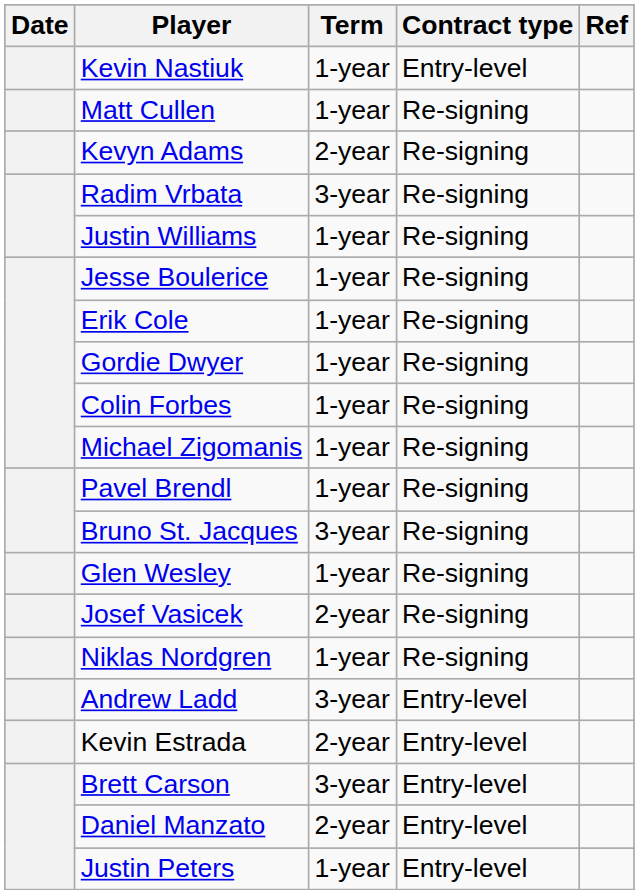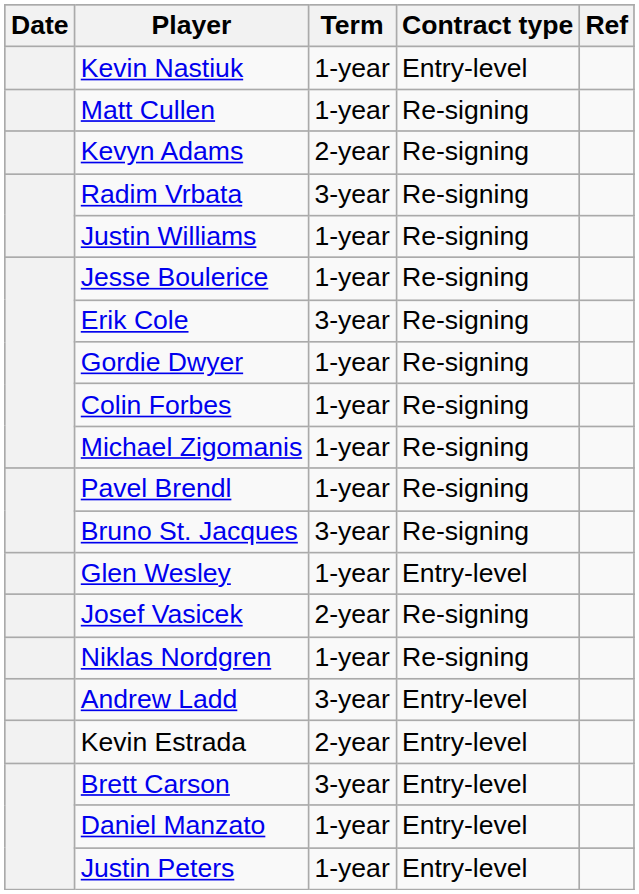(352, 320) 1-year -> (352, 320) 3-year
(465, 573) Re-signing -> (465, 573) Entry-level
(352, 825) 2-year -> (352, 825) 1-year
